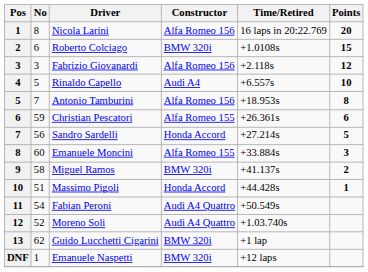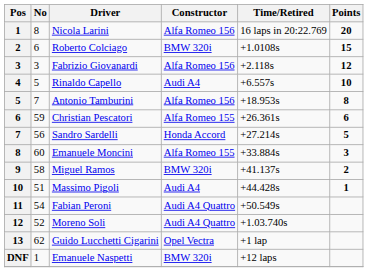(195, 188) Honda Accord -> (182, 188) Audi A4
(188, 240) BMW 320i -> (189, 240) Opel Vectra
